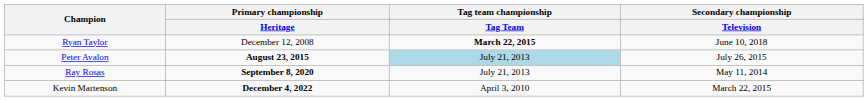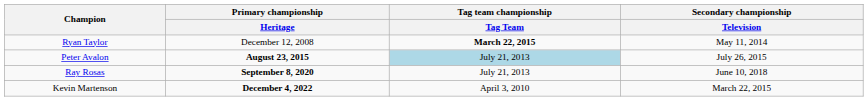(742, 42) June 10, 2018 -> (742, 42) May 11, 2014
(742, 72) May 11, 2014 -> (742, 72) June 10, 2018
